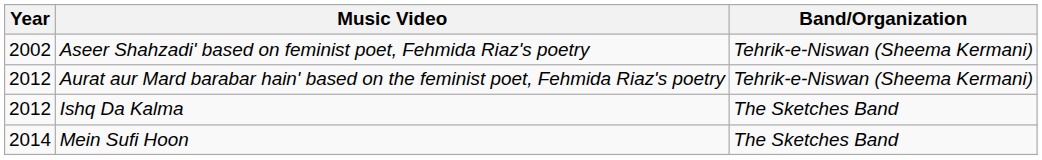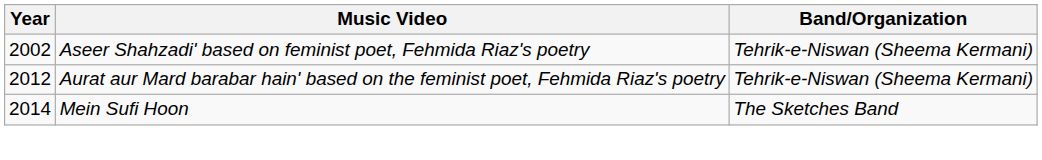- row: (122, 109)
